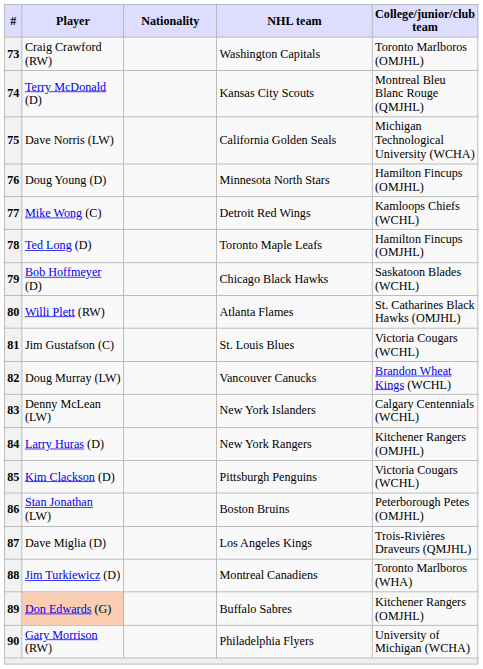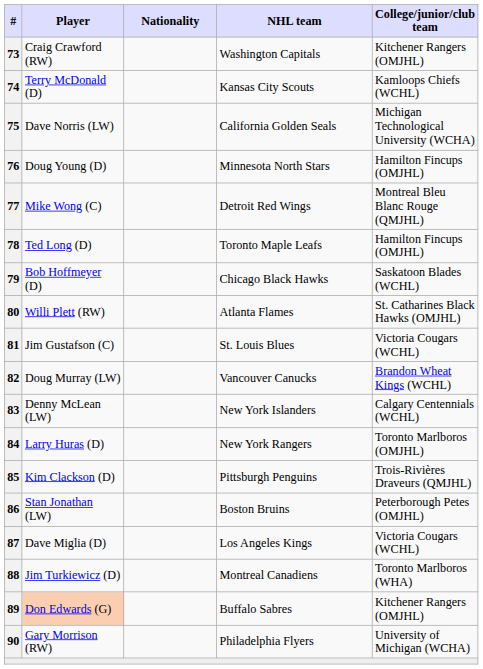(421, 53) Toronto Marlboros (OMJHL) -> (420, 53) Kitchener Rangers (OMJHL)
(410, 93) Montreal Bleu Blanc Rouge (QMJHL) -> (417, 86) Kamloops Chiefs (WCHL)
(417, 213) Kamloops Chiefs (WCHL) -> (410, 206) Montreal Bleu Blanc Rouge (QMJHL)
(420, 443) Kitchener Rangers (OMJHL) -> (421, 443) Toronto Marlboros (OMJHL)
(416, 476) Victoria Cougars (WCHL) -> (423, 476) Trois-Rivières Draveurs (QMJHL)
(423, 542) Trois-Rivières Draveurs (QMJHL) -> (416, 542) Victoria Cougars (WCHL)
